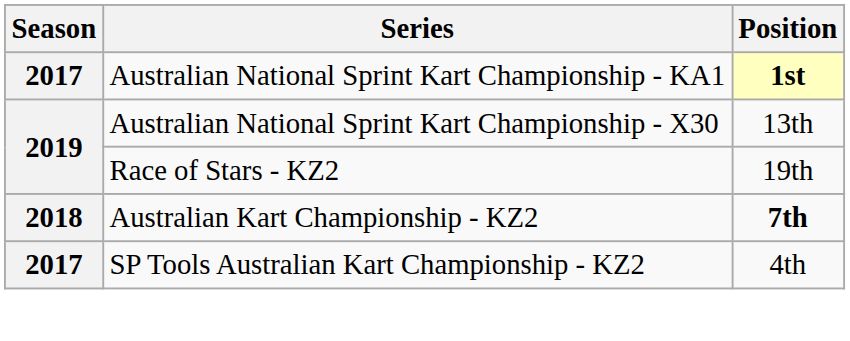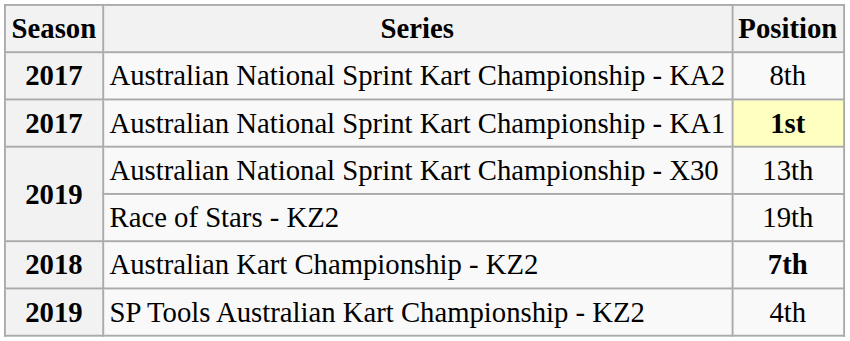+ row: (417, 75)
(54, 265) 2017 -> (54, 312) 2019
